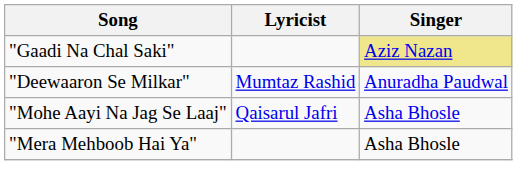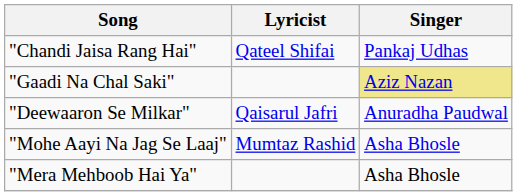+ row: (103, 51)
(295, 82) Mumtaz Rashid -> (287, 113) Qaisarul Jafri
(287, 113) Qaisarul Jafri -> (295, 144) Mumtaz Rashid
